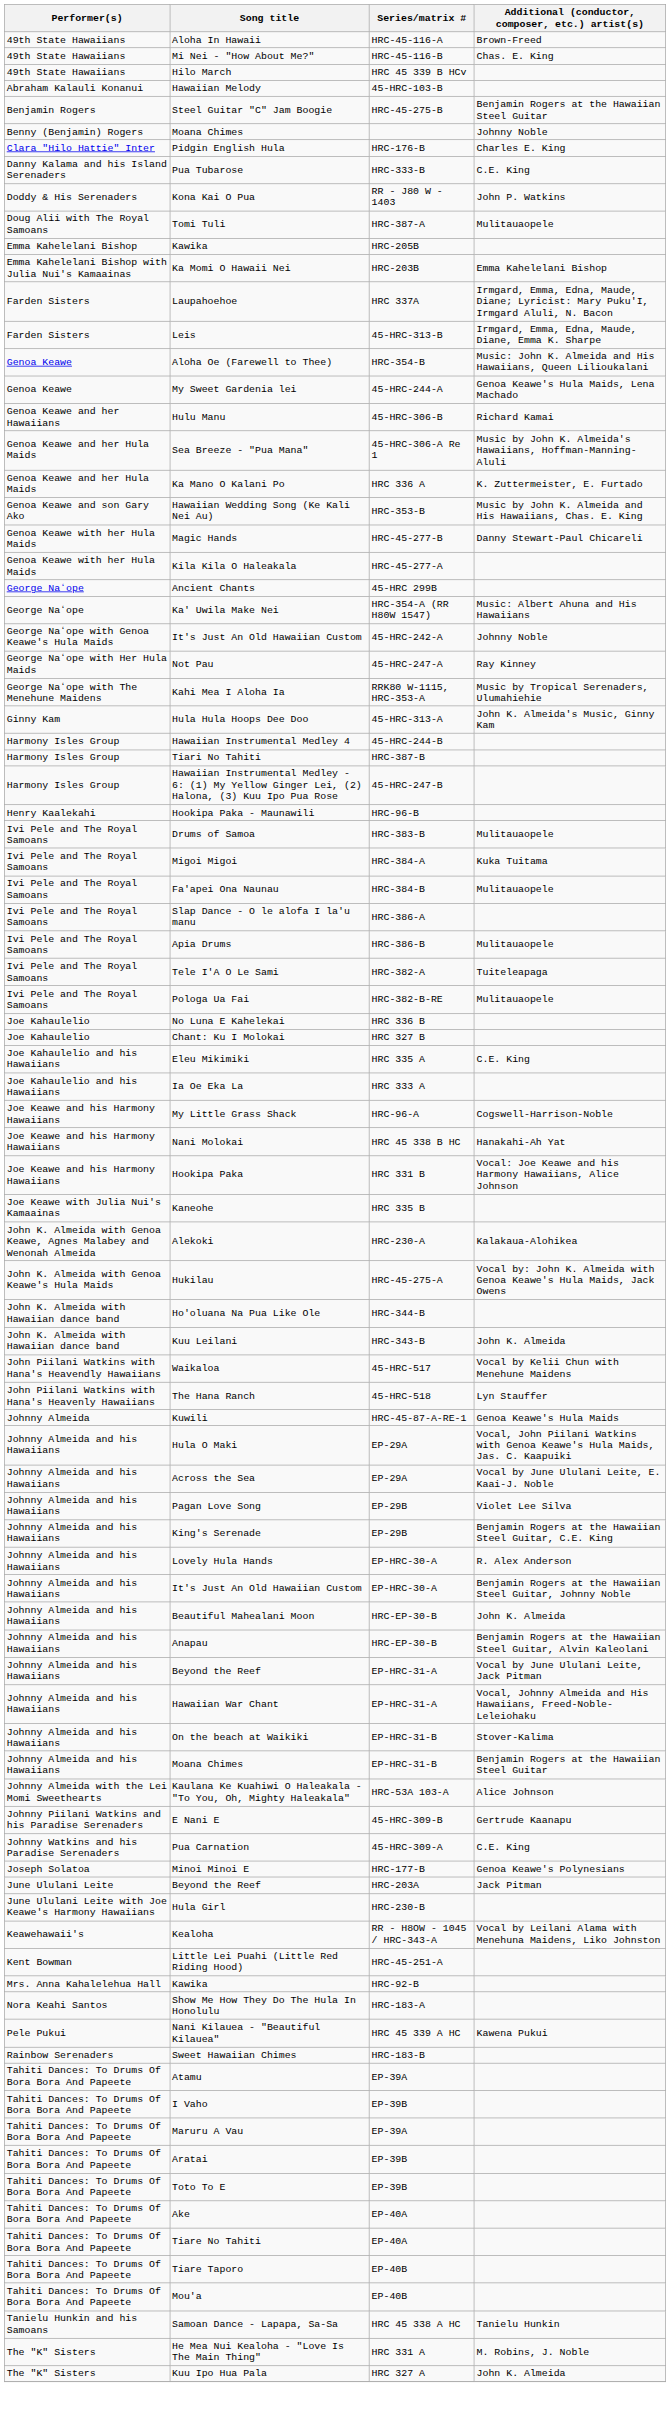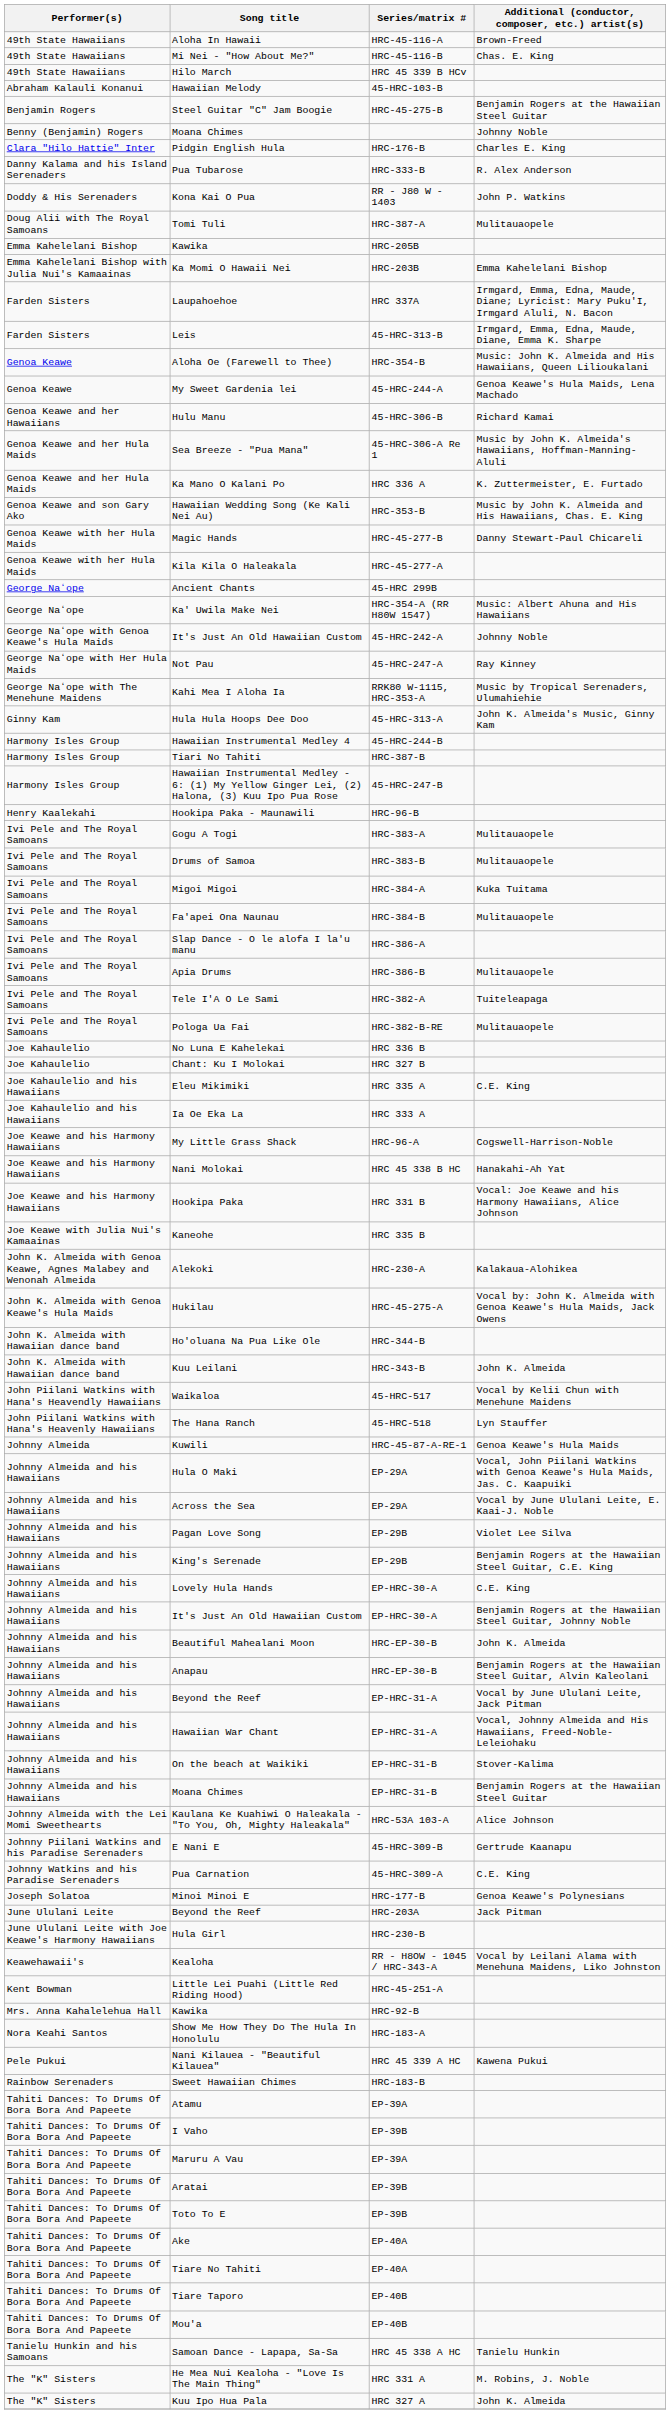(503, 170) C.E. King -> (524, 170) R. Alex Anderson
+ row: (205, 835)
(524, 1561) R. Alex Anderson -> (503, 1588) C.E. King
